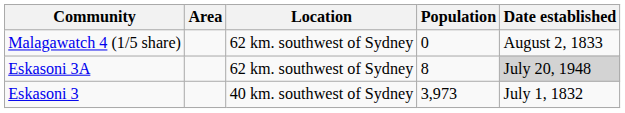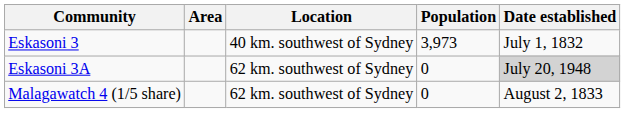rows swapped: (43, 94) <-> (95, 42)
(425, 68) 8 -> (425, 68) 0
